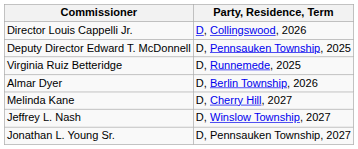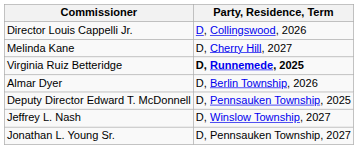rows swapped: (99, 48) <-> (41, 100)
(248, 65) normal -> (250, 65) bold
